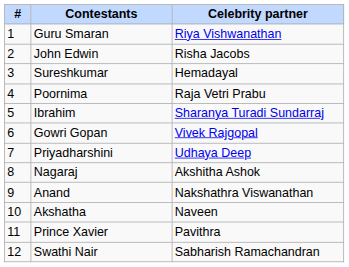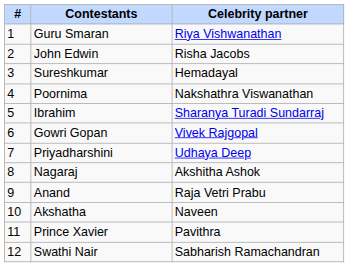(220, 93) Raja Vetri Prabu -> (244, 93) Nakshathra Viswanathan
(244, 192) Nakshathra Viswanathan -> (220, 192) Raja Vetri Prabu
